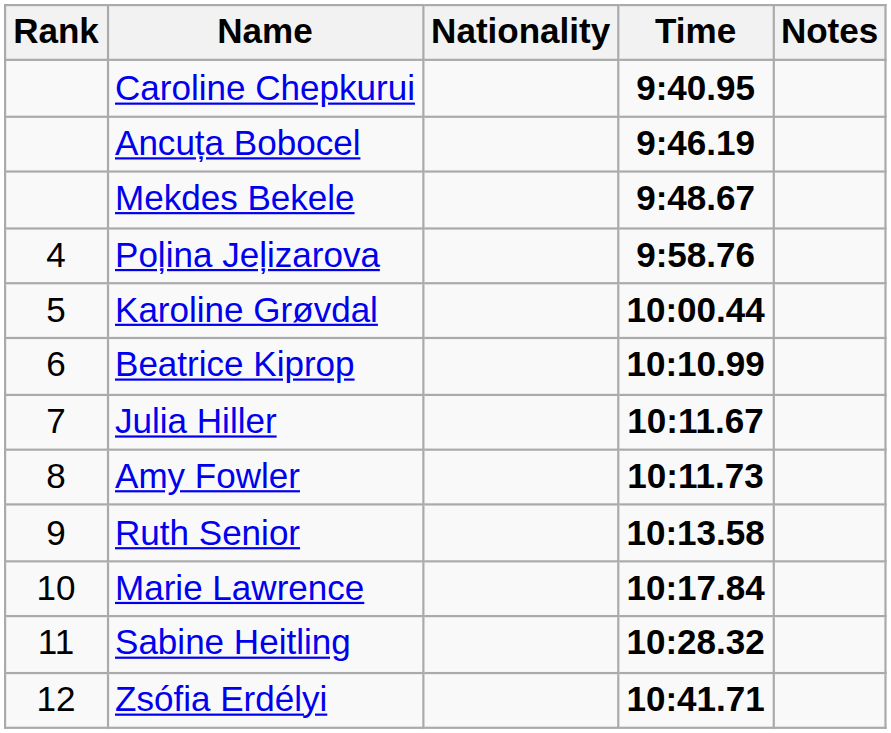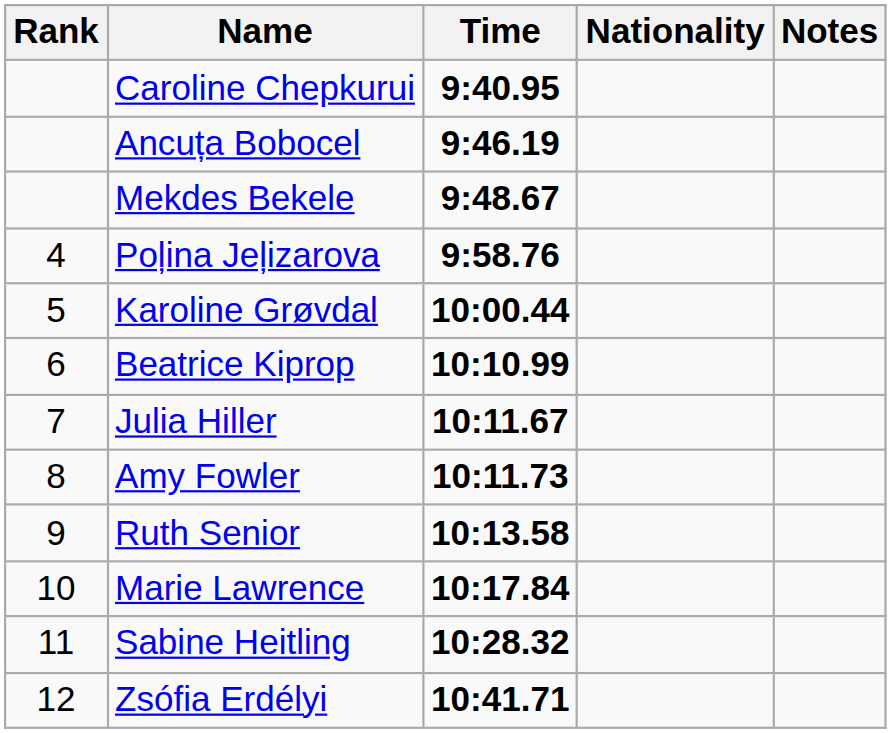columns swapped: (521, 32) <-> (696, 32)
